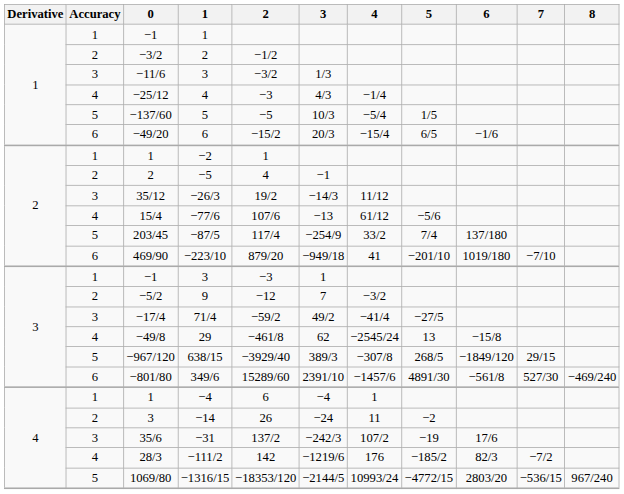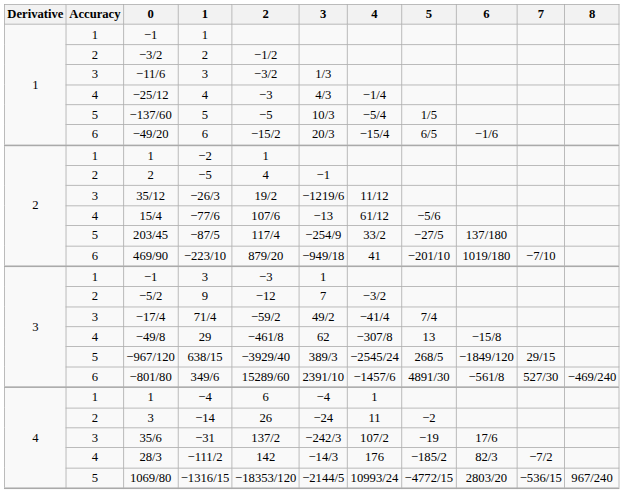(323, 195) −14/3 -> (323, 195) −1219/6
(429, 235) 7/4 -> (429, 235) −27/5
(429, 316) −27/5 -> (429, 316) 7/4
(374, 336) −2545/24 -> (374, 336) −307/8
(374, 356) −307/8 -> (374, 356) −2545/24
(323, 457) −1219/6 -> (323, 457) −14/3
